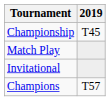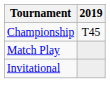- row: (33, 86)
